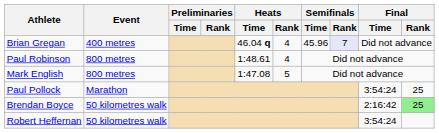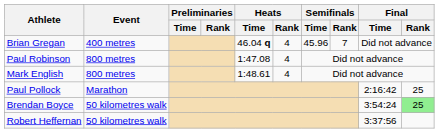(345, 43) lavender background -> (345, 43) no background
(254, 59) 1:48.61 -> (254, 59) 1:47.08
(254, 74) 1:47.08 -> (254, 74) 1:48.61
(287, 74) 5 -> (287, 74) 4
(380, 90) 3:54:24 -> (380, 90) 2:16:42
(380, 105) 2:16:42 -> (380, 105) 3:54:24
(380, 121) 3:54:24 -> (380, 121) 3:37:56
